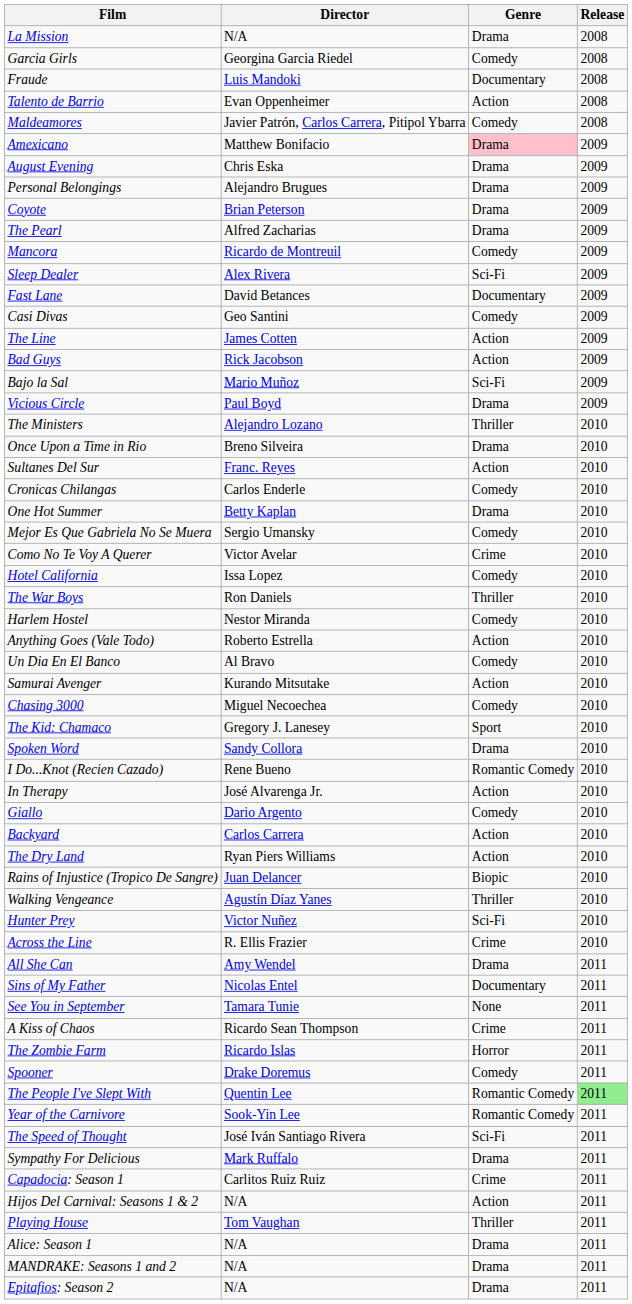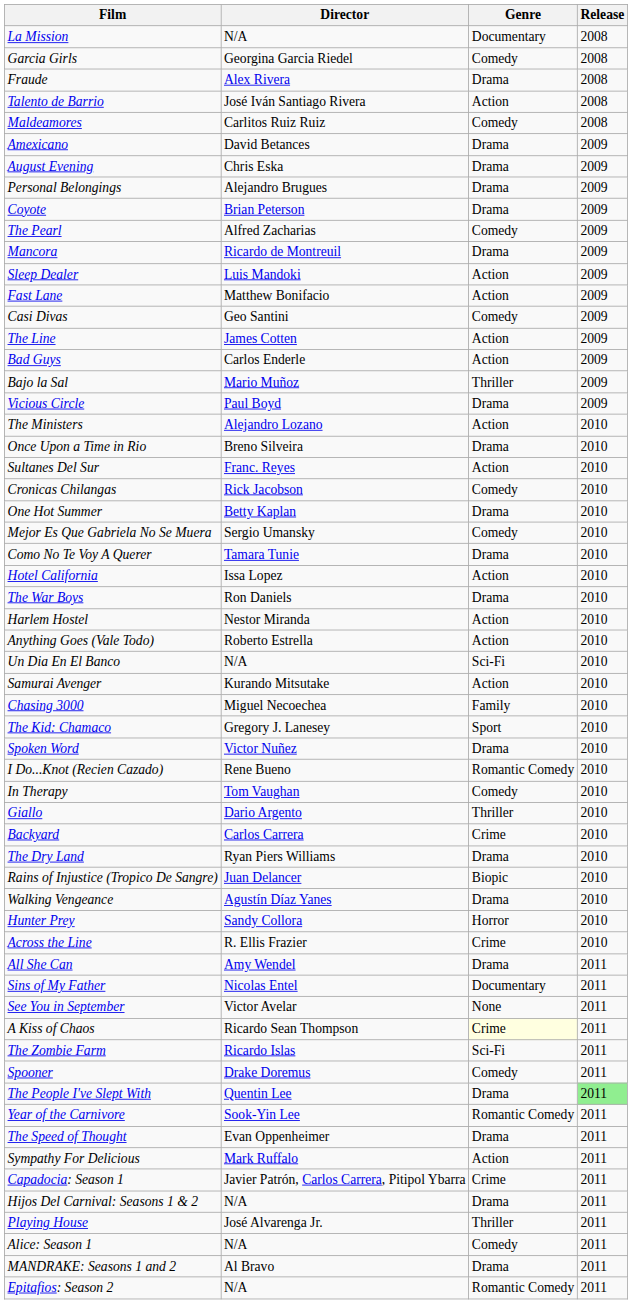(490, 36) Drama -> (509, 36) Documentary
(262, 79) Luis Mandoki -> (257, 79) Alex Rivera
(509, 79) Documentary -> (490, 79) Drama
(277, 101) Evan Oppenheimer -> (295, 101) José Iván Santiago Rivera
(345, 123) Javier Patrón, Carlos Carrera, Pitipol Ybarra -> (275, 123) Carlitos Ruiz Ruiz
(277, 144) Matthew Bonifacio -> (267, 144) David Betances
(490, 144) pink background -> (490, 144) no background
(490, 230) Drama -> (495, 230) Comedy
(495, 252) Comedy -> (490, 252) Drama
(257, 274) Alex Rivera -> (262, 274) Luis Mandoki
(488, 274) Sci-Fi -> (490, 274) Action
(267, 295) David Betances -> (277, 295) Matthew Bonifacio
(509, 295) Documentary -> (490, 295) Action
(263, 360) Rick Jacobson -> (265, 360) Carlos Enderle
(488, 381) Sci-Fi -> (493, 381) Thriller
(493, 425) Thriller -> (490, 425) Action
(265, 489) Carlos Enderle -> (263, 489) Rick Jacobson
(260, 554) Victor Avelar -> (261, 554) Tamara Tunie
(489, 554) Crime -> (490, 554) Drama
(495, 576) Comedy -> (490, 576) Action
(493, 597) Thriller -> (490, 597) Drama
(495, 619) Comedy -> (490, 619) Action
(249, 662) Al Bravo -> (236, 662) N/A
(495, 662) Comedy -> (488, 662) Sci-Fi
(495, 705) Comedy -> (491, 705) Family
(263, 748) Sandy Collora -> (260, 748) Victor Nuñez
(273, 791) José Alvarenga Jr. -> (262, 791) Tom Vaughan
(490, 791) Action -> (495, 791) Comedy
(495, 813) Comedy -> (493, 813) Thriller
(490, 834) Action -> (489, 834) Crime
(490, 856) Action -> (490, 856) Drama
(493, 899) Thriller -> (490, 899) Drama
(260, 921) Victor Nuñez -> (263, 921) Sandy Collora
(488, 921) Sci-Fi -> (490, 921) Horror
(261, 1007) Tamara Tunie -> (260, 1007) Victor Avelar
(489, 1029) no background -> (489, 1029) lightyellow background
(490, 1050) Horror -> (488, 1050) Sci-Fi
(523, 1093) Romantic Comedy -> (490, 1093) Drama
(295, 1136) José Iván Santiago Rivera -> (277, 1136) Evan Oppenheimer
(488, 1136) Sci-Fi -> (490, 1136) Drama
(490, 1158) Drama -> (490, 1158) Action
(275, 1179) Carlitos Ruiz Ruiz -> (345, 1179) Javier Patrón, Carlos Carrera, Pitipol Ybarra
(490, 1201) Action -> (490, 1201) Drama
(262, 1223) Tom Vaughan -> (273, 1223) José Alvarenga Jr.
(490, 1244) Drama -> (495, 1244) Comedy
(236, 1266) N/A -> (249, 1266) Al Bravo
(490, 1287) Drama -> (523, 1287) Romantic Comedy
